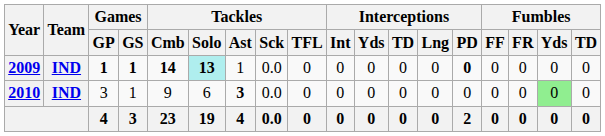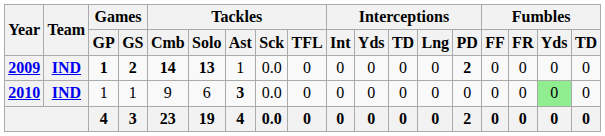(133, 67) 1 -> (133, 67) 2
(207, 67) paleturquoise background -> (207, 67) no background
(467, 67) 0 -> (467, 67) 2
(104, 93) 3 -> (104, 93) 1
